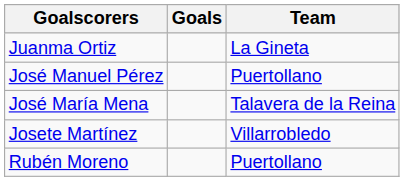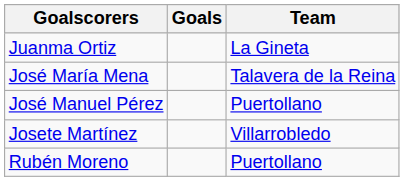rows swapped: (79, 104) <-> (86, 76)
